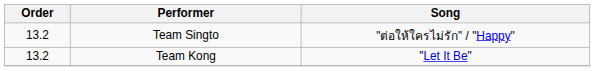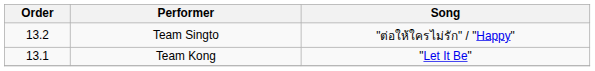(37, 56) 13.2 -> (37, 56) 13.1
